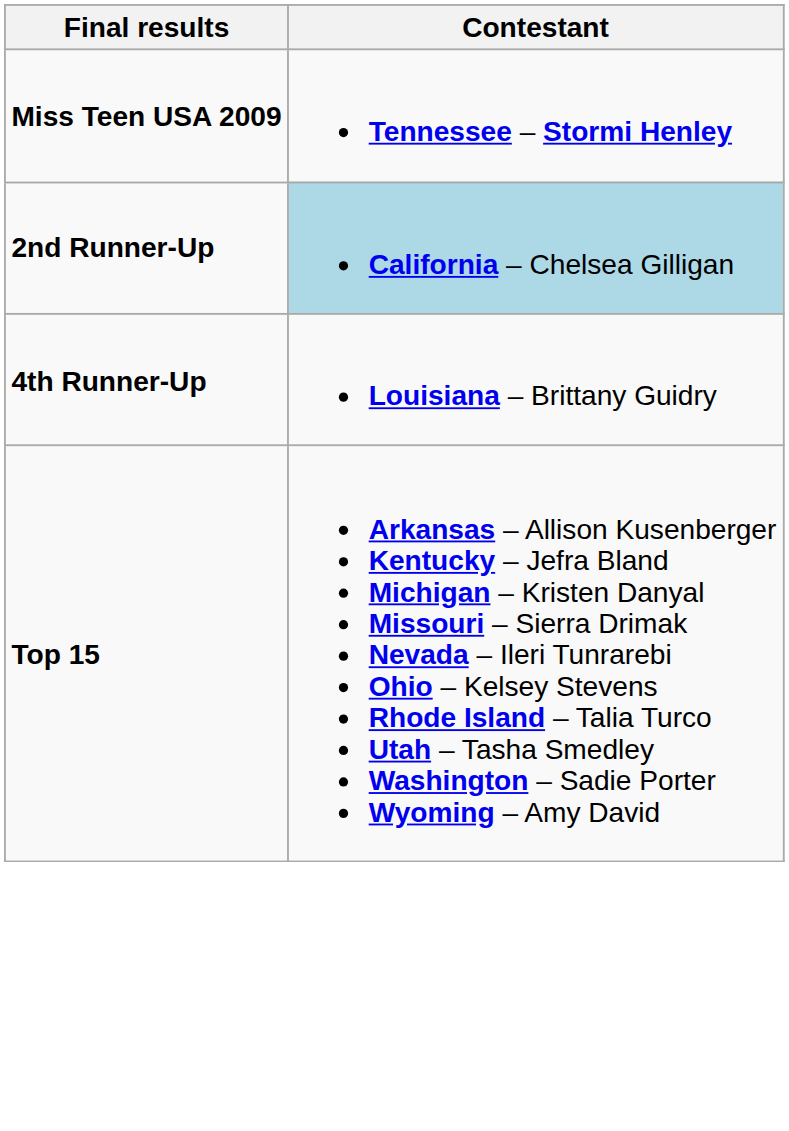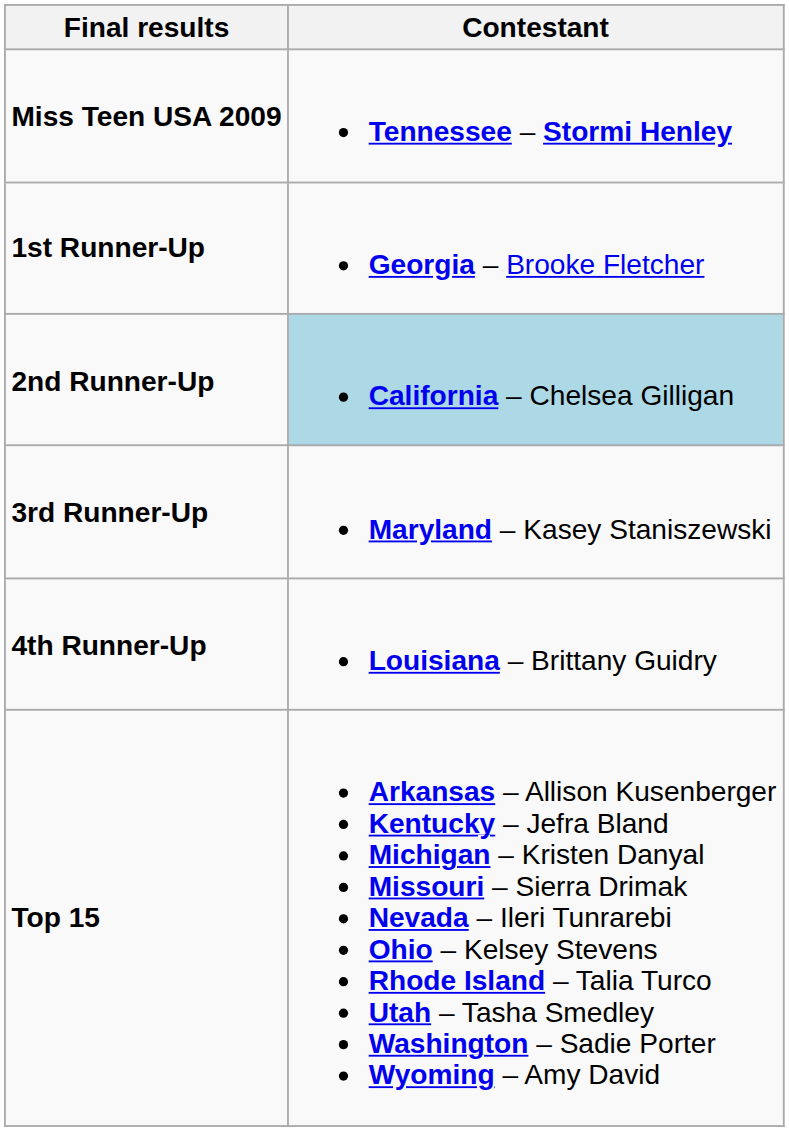+ row: (108, 248)
+ row: (110, 512)
